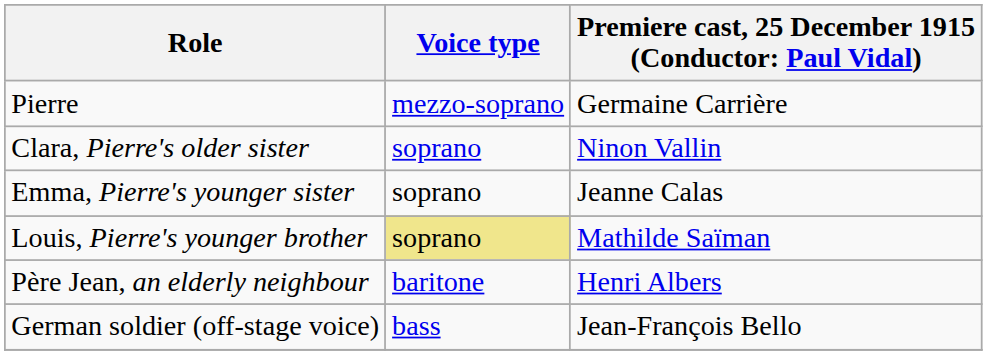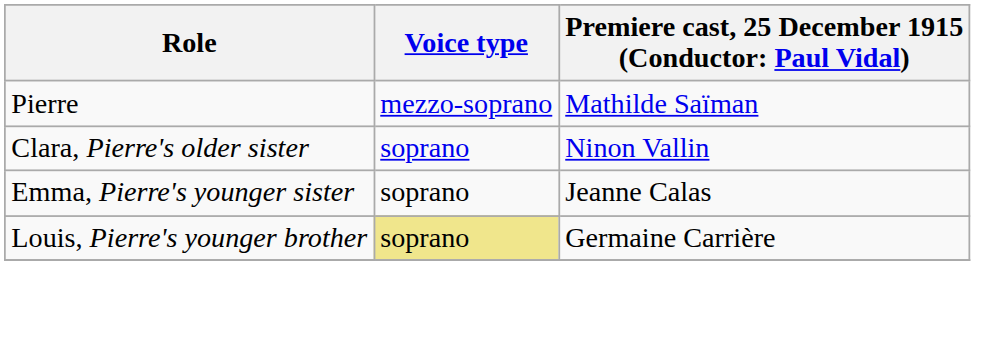(682, 103) Germaine Carrière -> (662, 103) Mathilde Saïman
(674, 237) Mathilde Saïman -> (670, 237) Germaine Carrière
- row: (190, 281)
- row: (195, 326)
